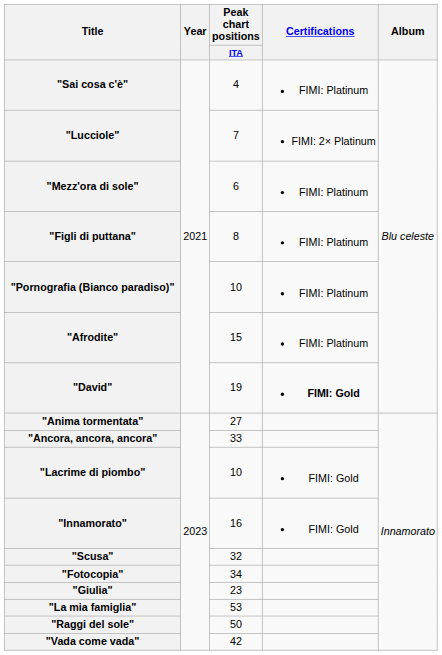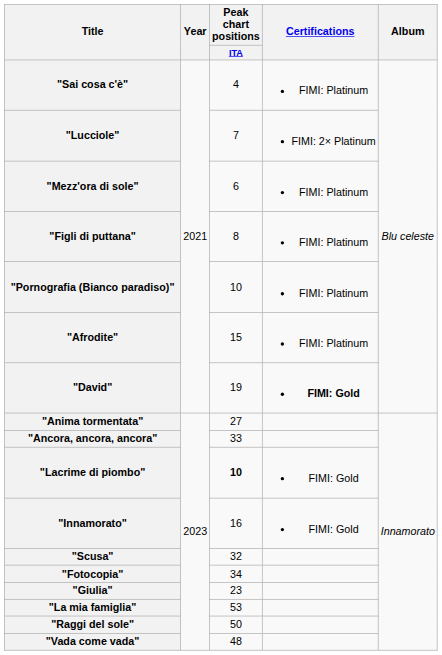(236, 472) normal -> (236, 472) bold
(236, 642) 42 -> (236, 642) 48
